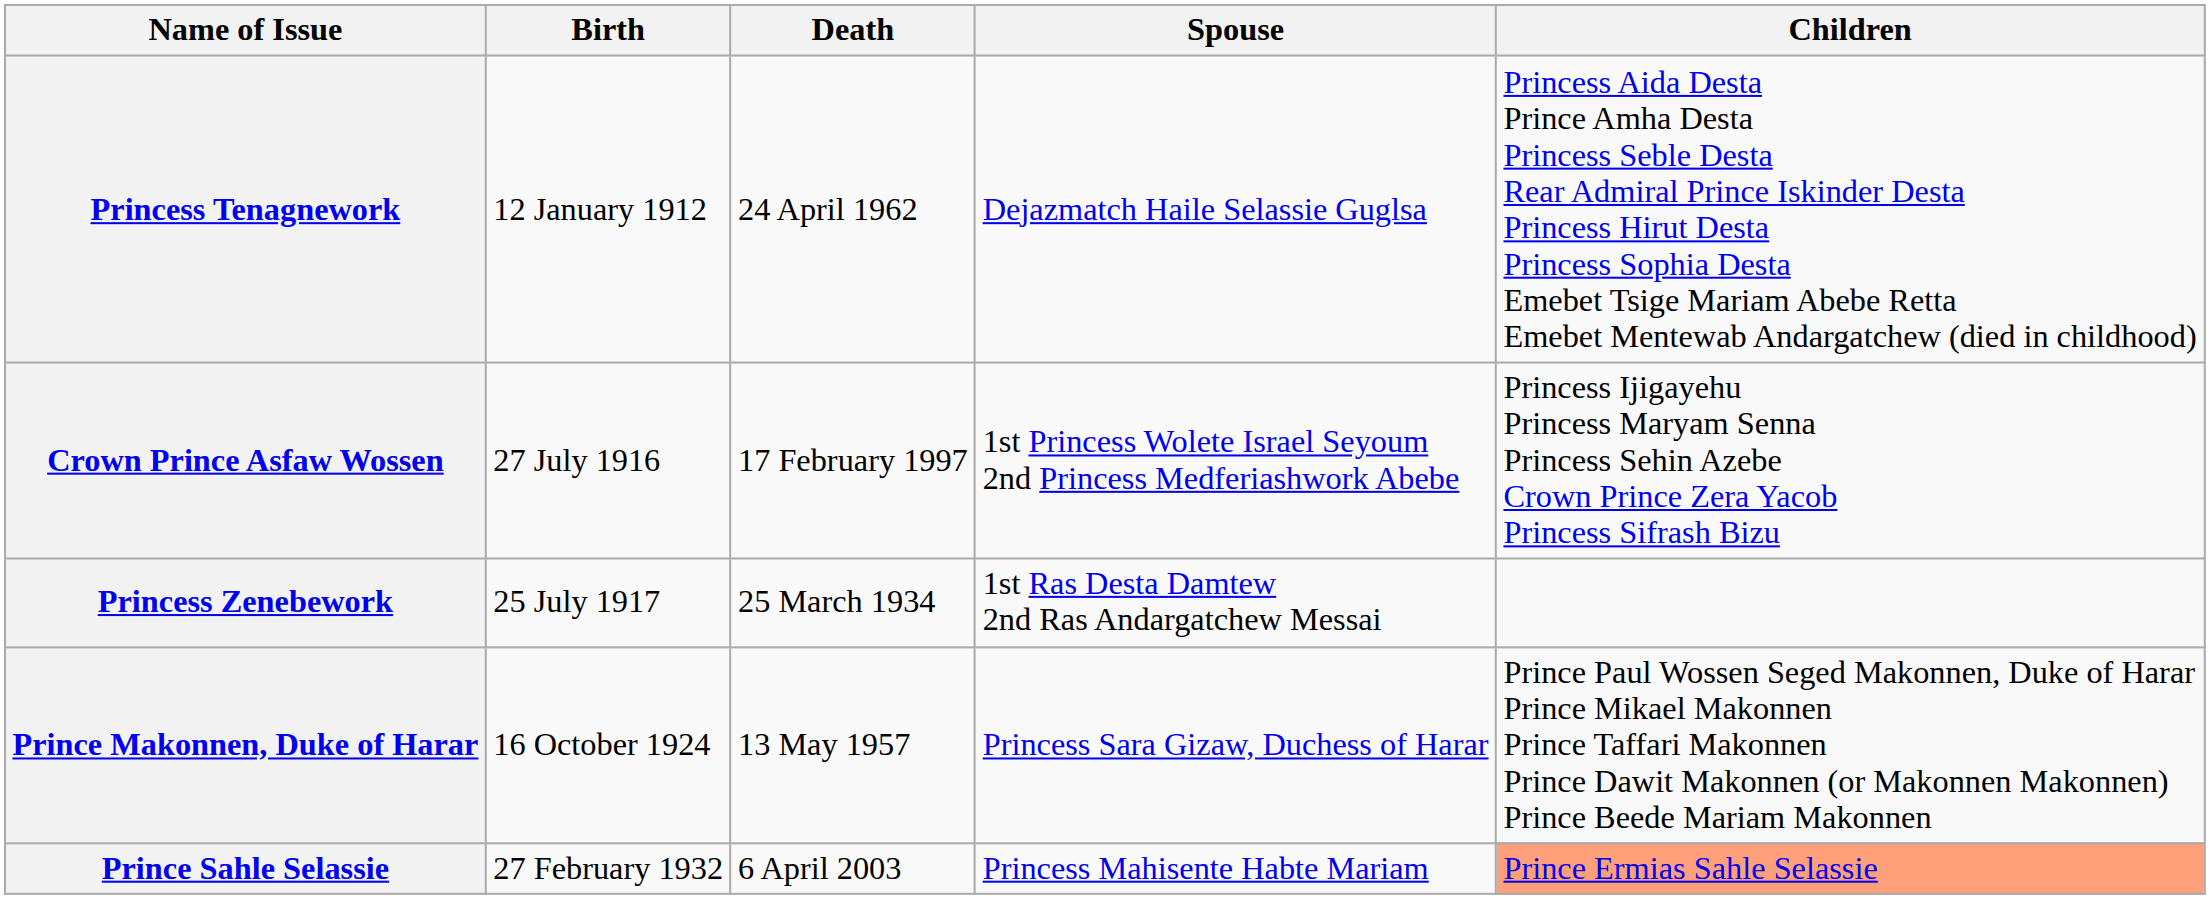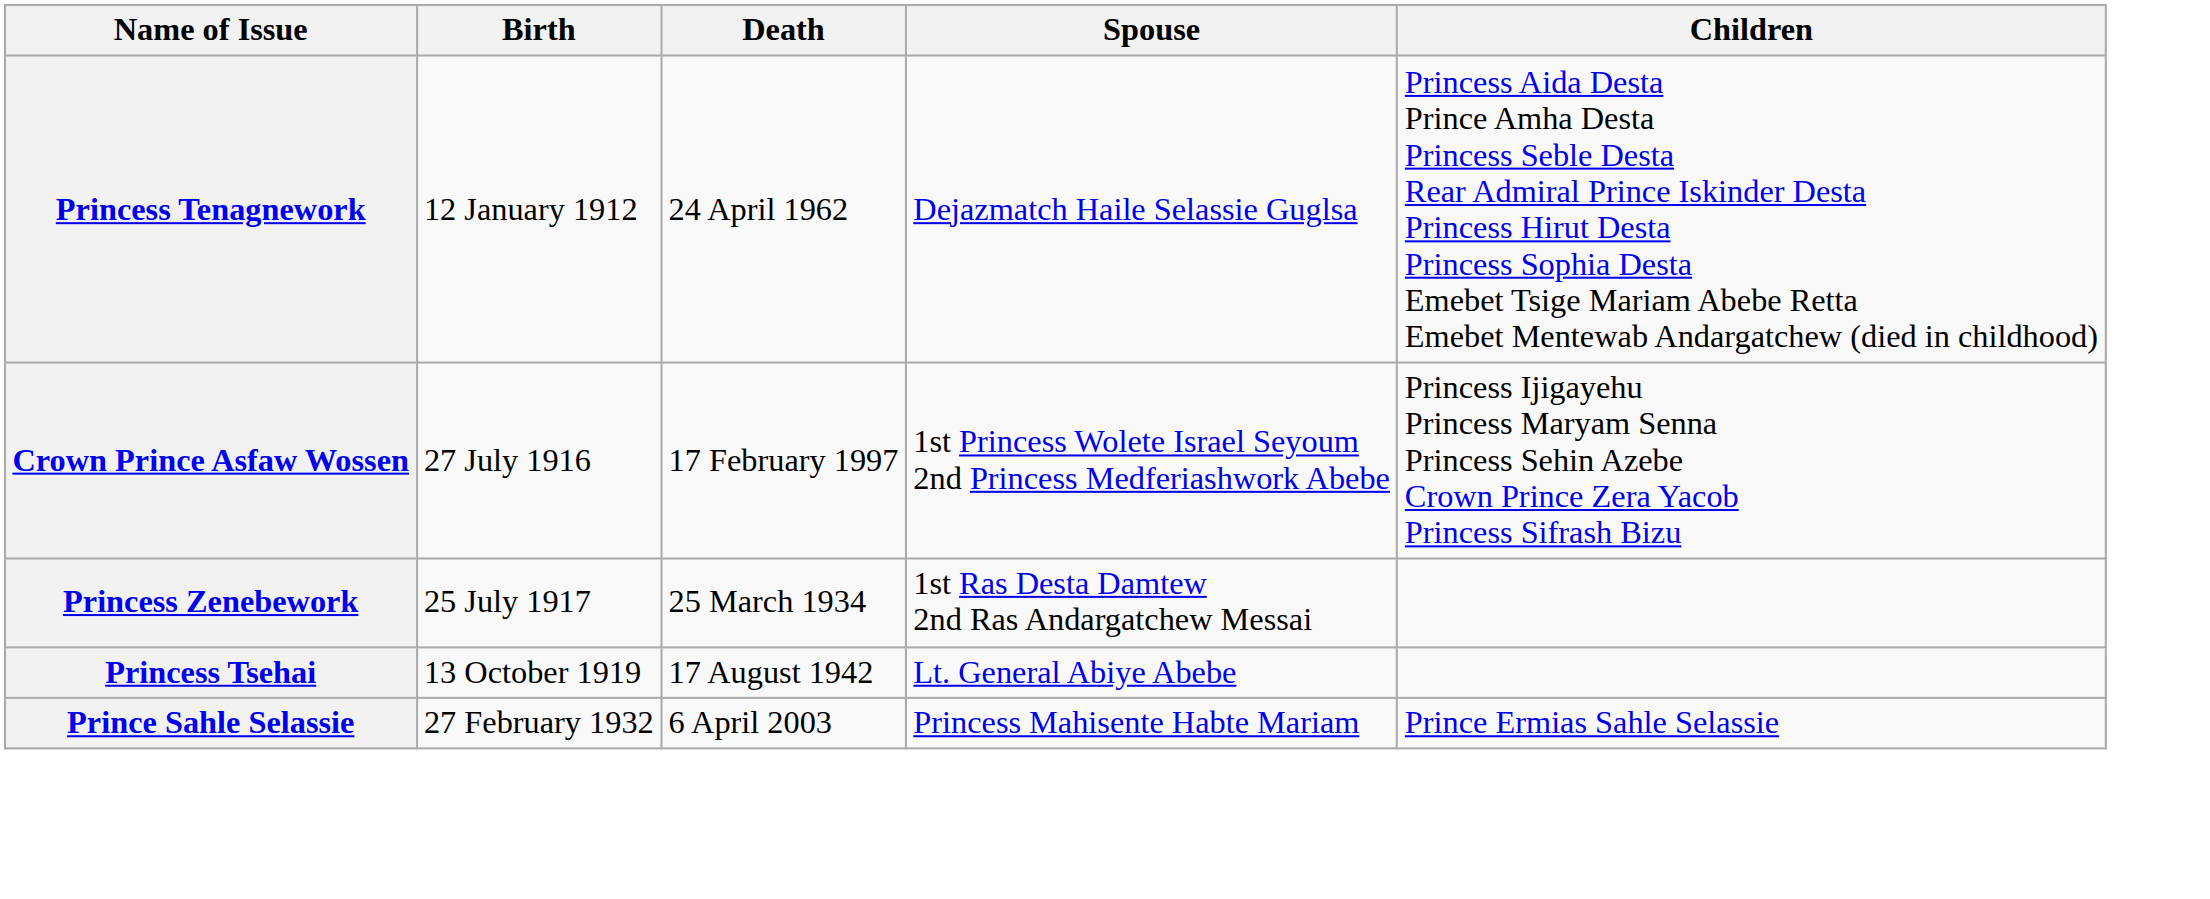+ row: (211, 671)
- row: (245, 744)
(1691, 868) lightsalmon background -> (1592, 722) no background
